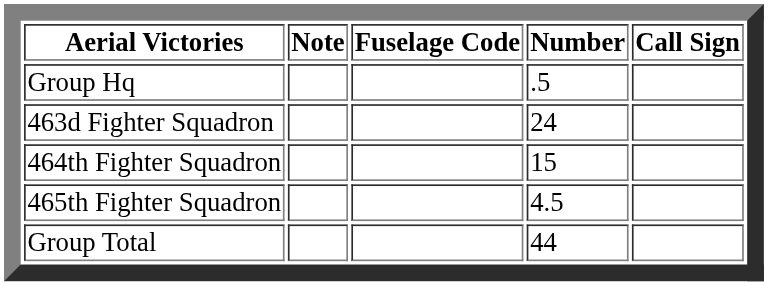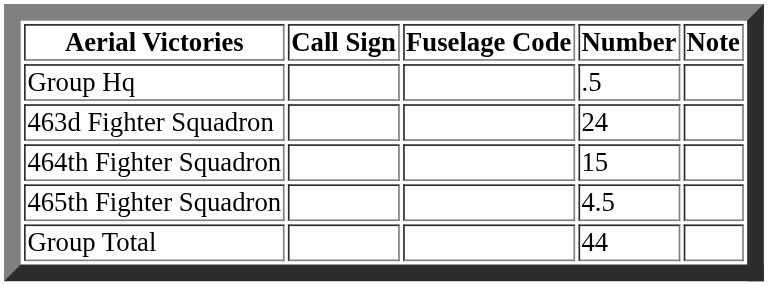columns swapped: (688, 42) <-> (318, 42)
